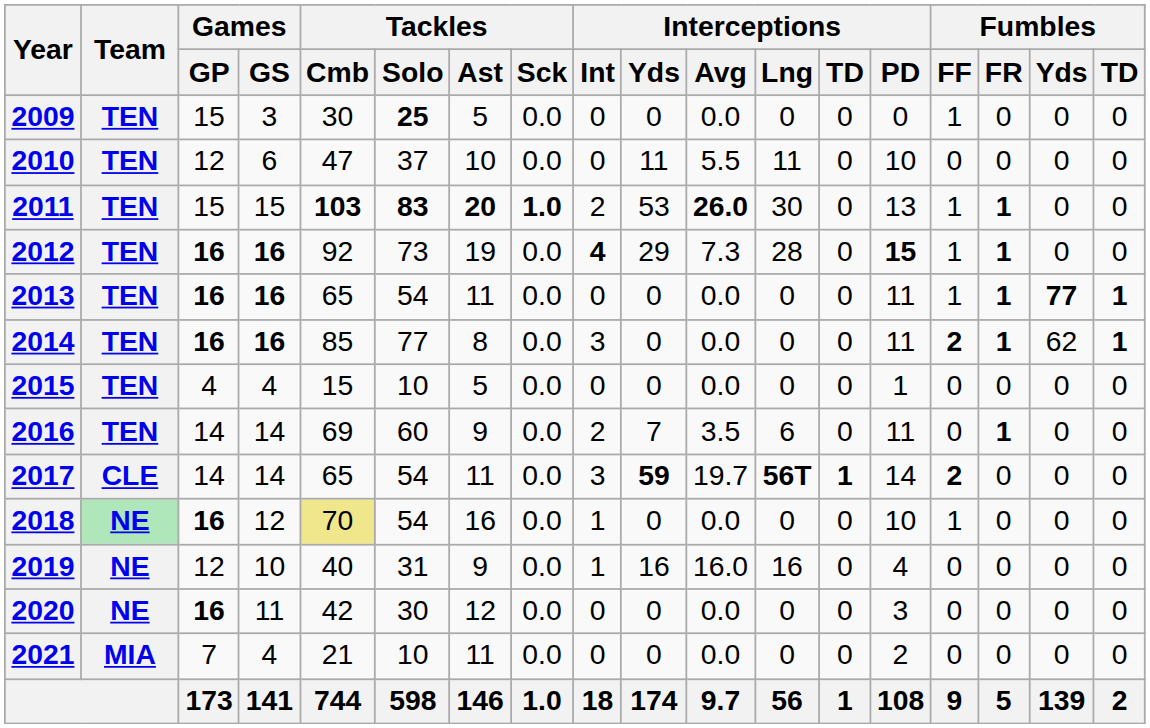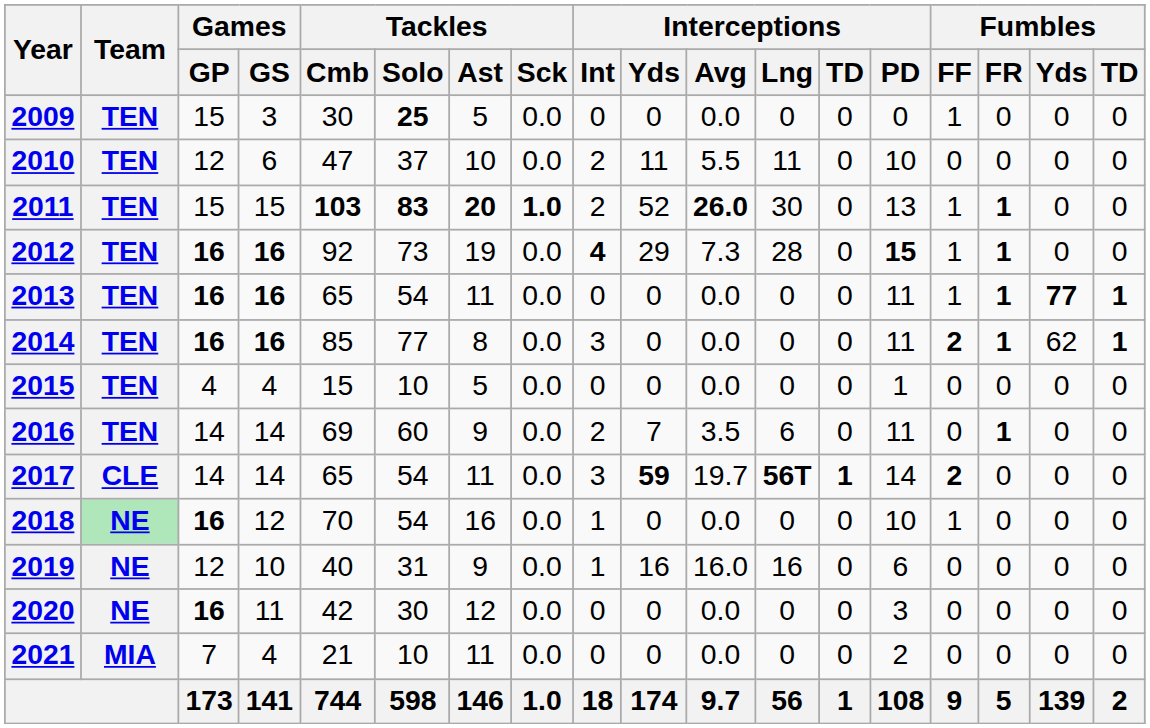(598, 161) 0 -> (598, 161) 2
(654, 206) 53 -> (654, 206) 52
(338, 521) khaki background -> (338, 521) no background
(901, 565) 4 -> (901, 565) 6
